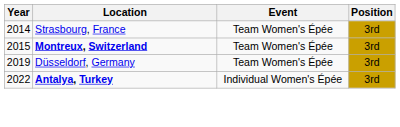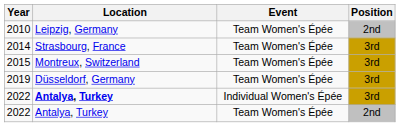+ row: (19, 29)
(91, 46) bold -> (87, 63) normal
+ row: (19, 113)
